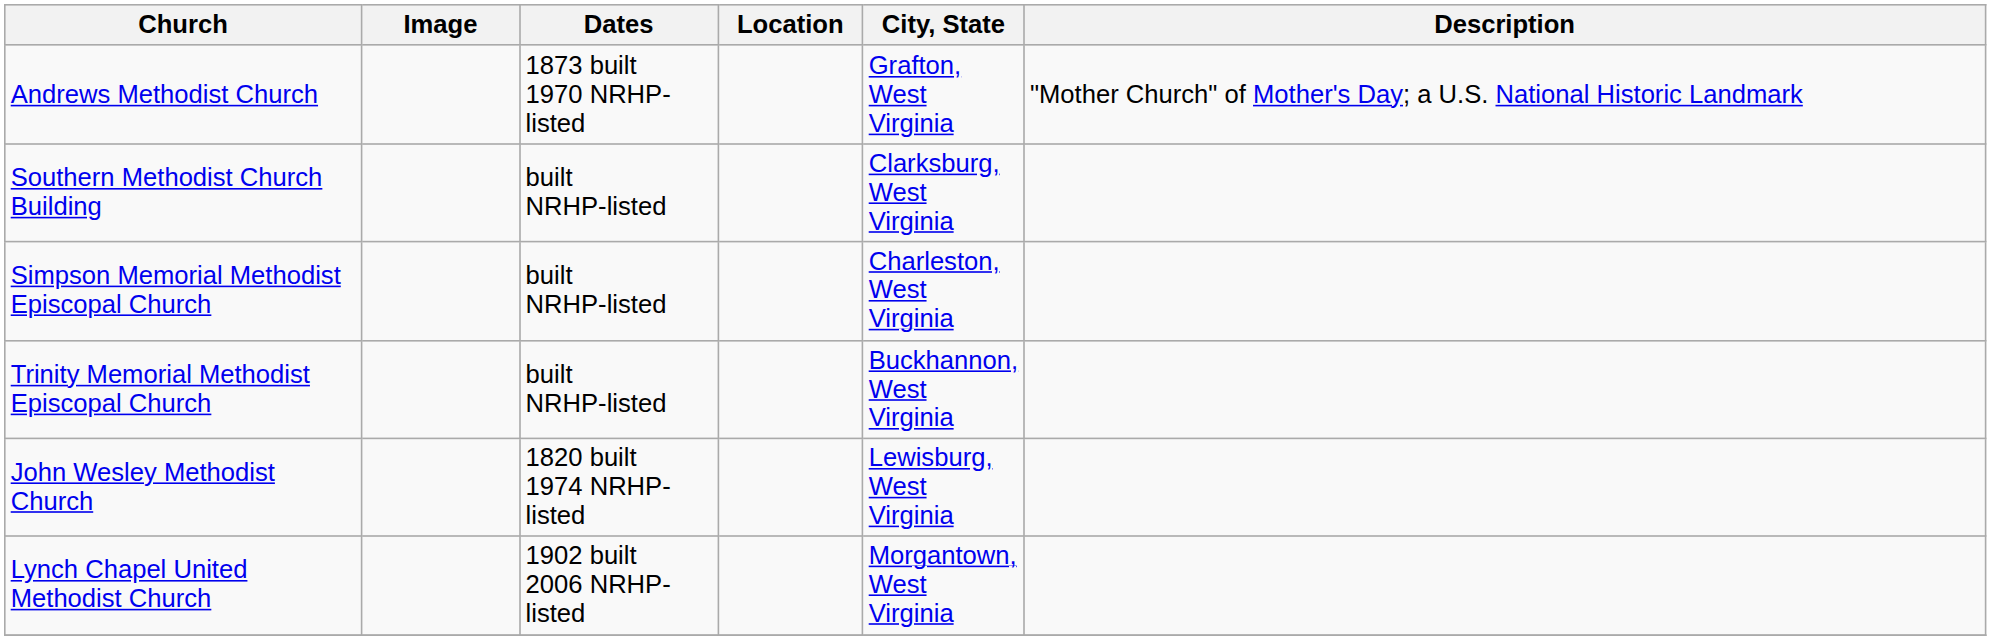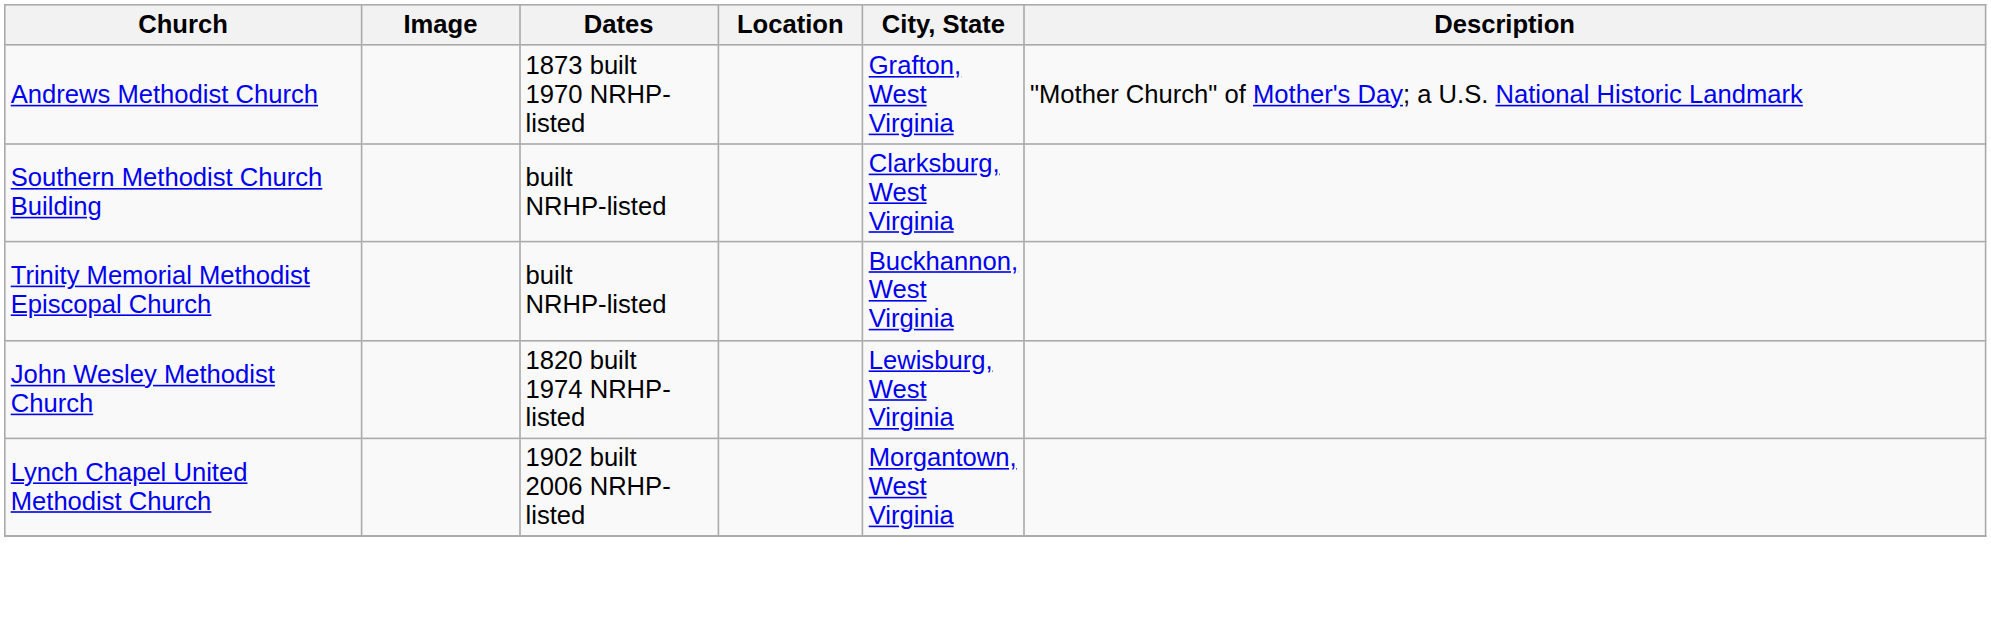- row: (176, 290)
